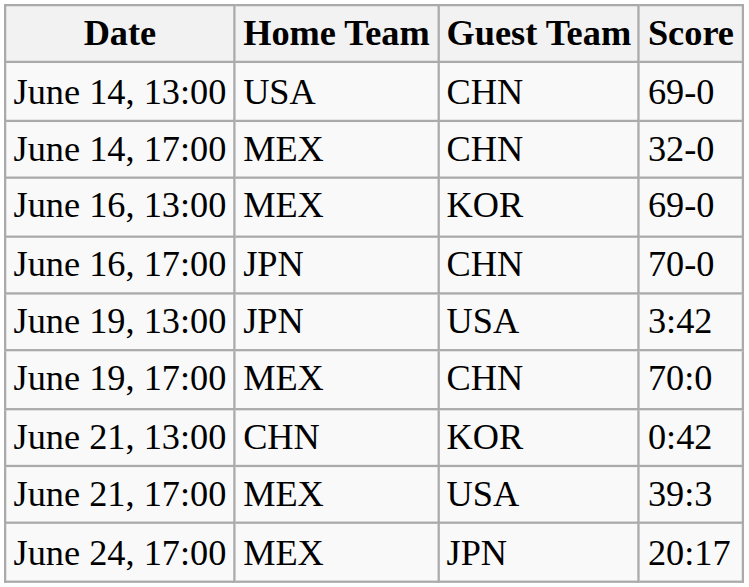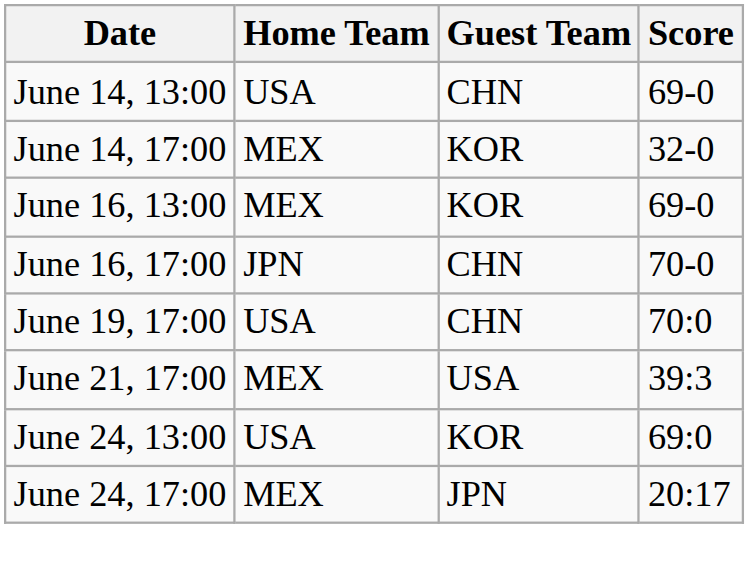(485, 148) CHN -> (485, 148) KOR
- row: (120, 321)
(283, 378) MEX -> (279, 321) USA
- row: (120, 436)
+ row: (120, 436)
